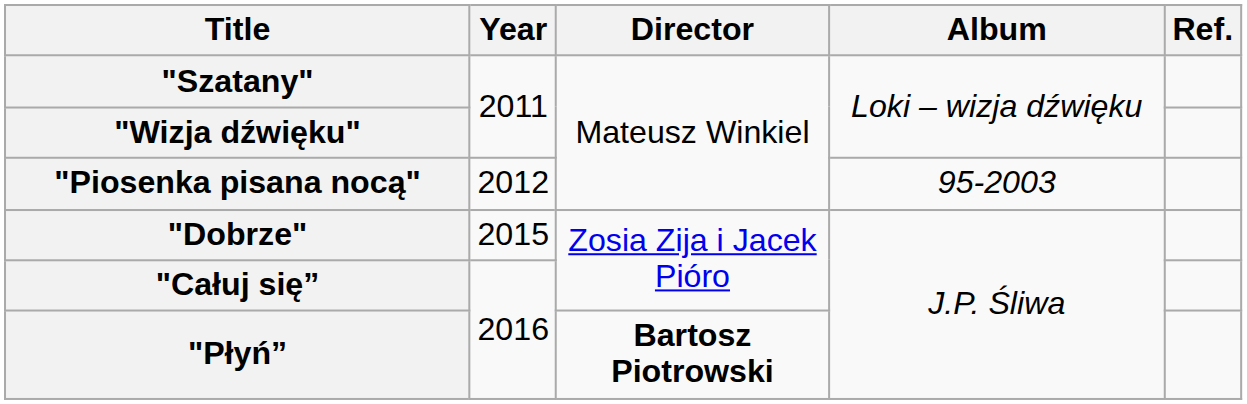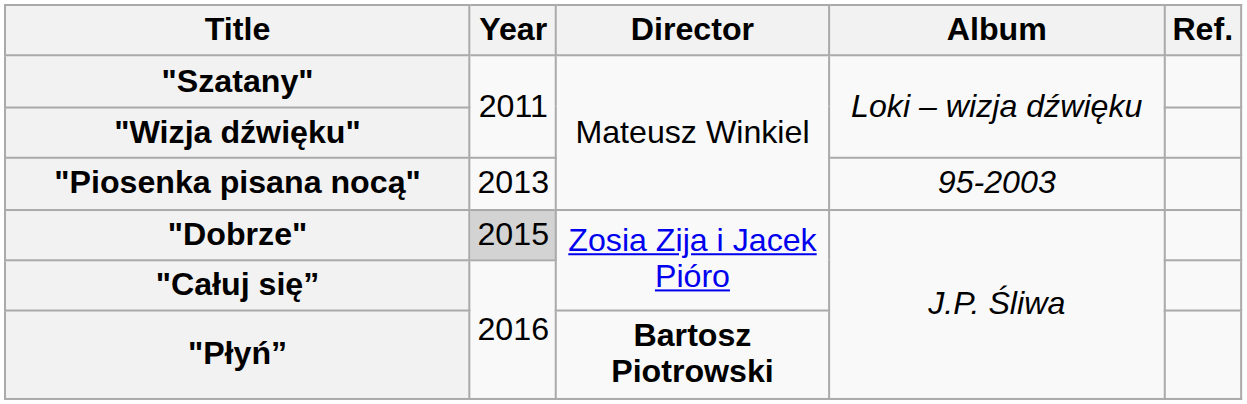(513, 183) 2012 -> (513, 183) 2013
(513, 234) no background -> (513, 234) lightgrey background
